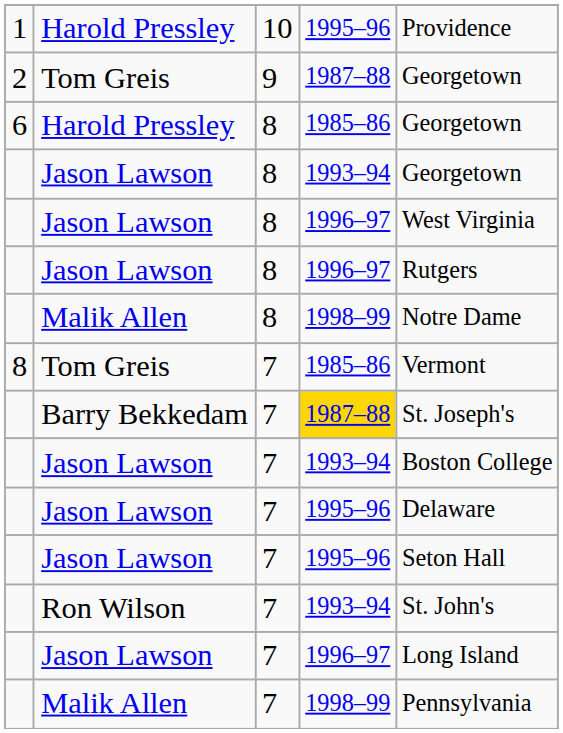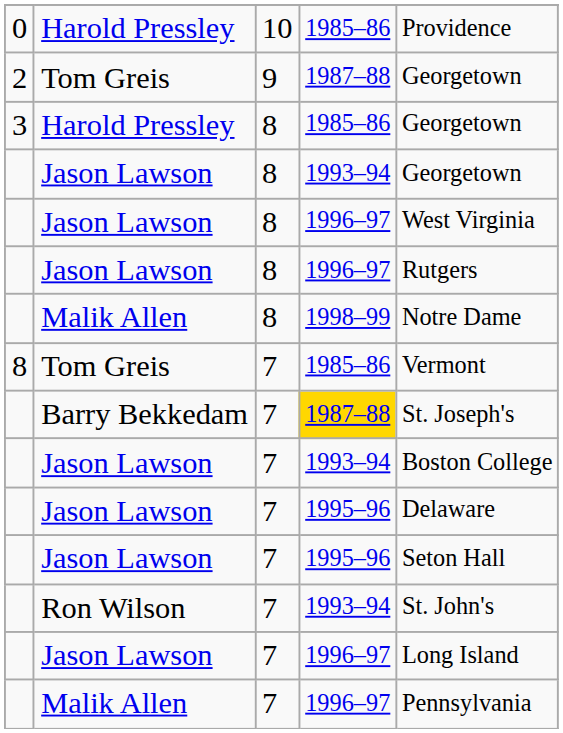(20, 28) 1 -> (20, 28) 0
(348, 28) 1995–96 -> (348, 28) 1985–86
(20, 125) 6 -> (20, 125) 3
(348, 703) 1998–99 -> (348, 703) 1996–97
